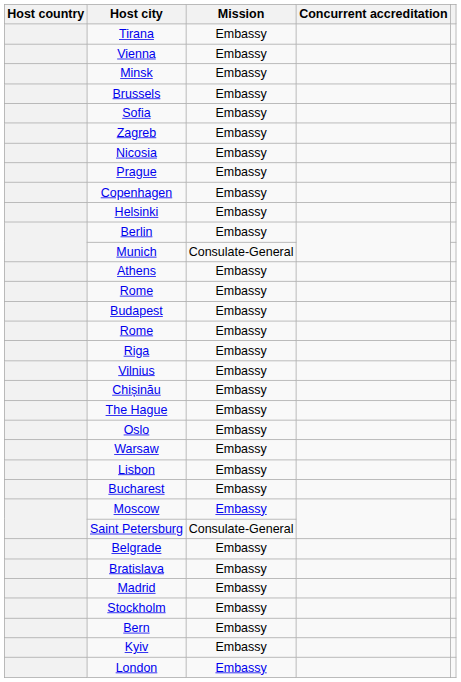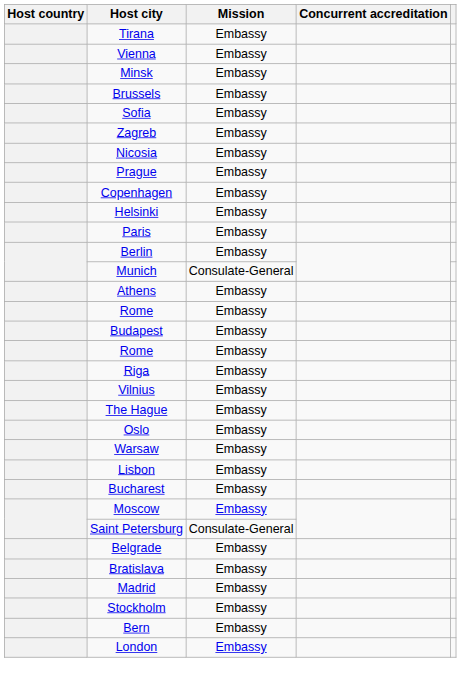+ row: (136, 232)
- row: (136, 390)
- row: (136, 647)
